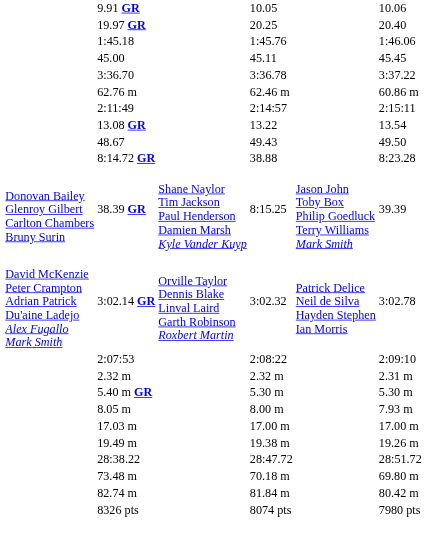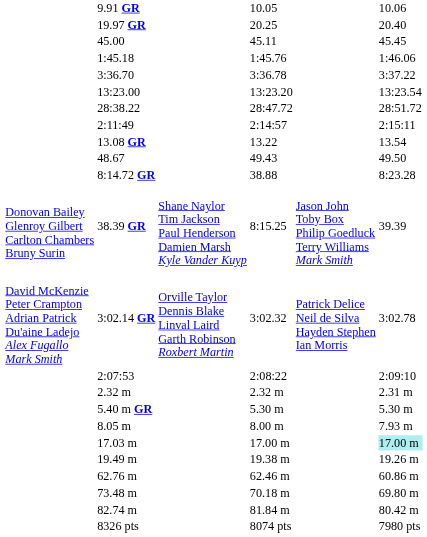rows swapped: (111, 58) <-> (116, 41)
+ row: (119, 91)
rows swapped: (119, 459) <-> (117, 91)
(399, 426) no background -> (399, 442) paleturquoise background
